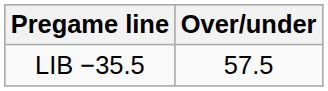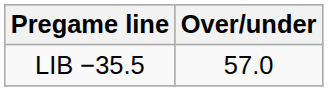(249, 65) 57.5 -> (249, 65) 57.0
